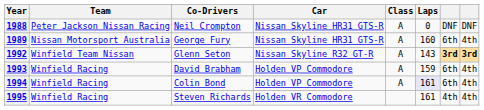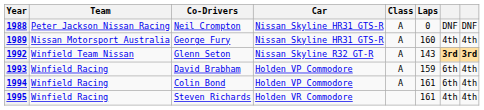(450, 40) 6th -> (450, 40) 4th
(428, 83) lavender background -> (428, 83) no background
